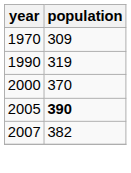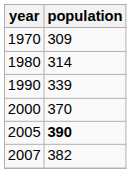+ row: (24, 62)
(60, 62) 319 -> (60, 86) 339
